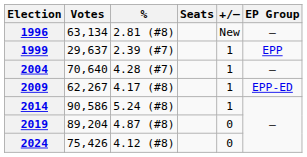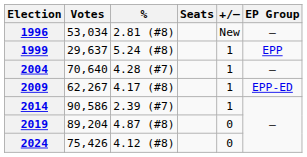(87, 32) 63,134 -> (87, 32) 53,034
(144, 51) 2.39 (#7) -> (144, 51) 5.24 (#8)
(144, 106) 5.24 (#8) -> (144, 106) 2.39 (#7)
